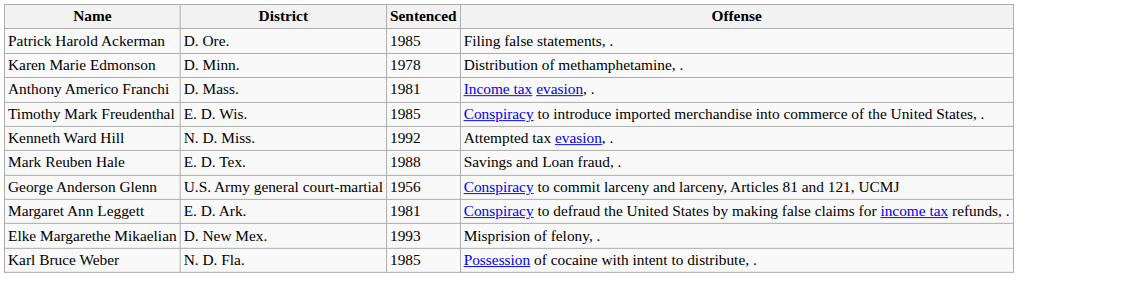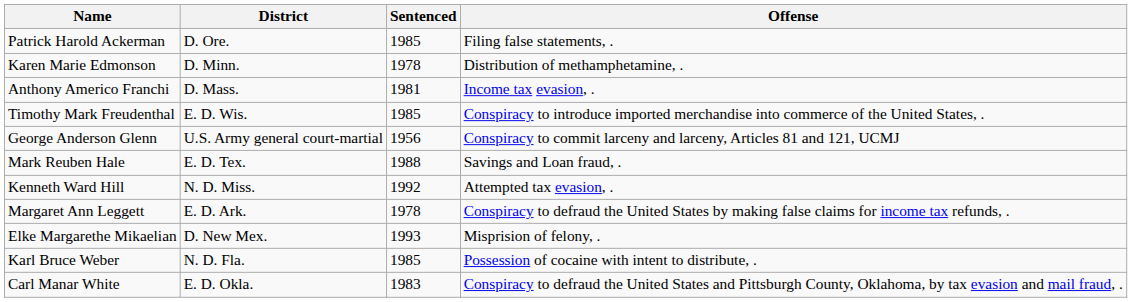rows swapped: (83, 187) <-> (66, 138)
(405, 211) 1981 -> (405, 211) 1978
+ row: (64, 284)
